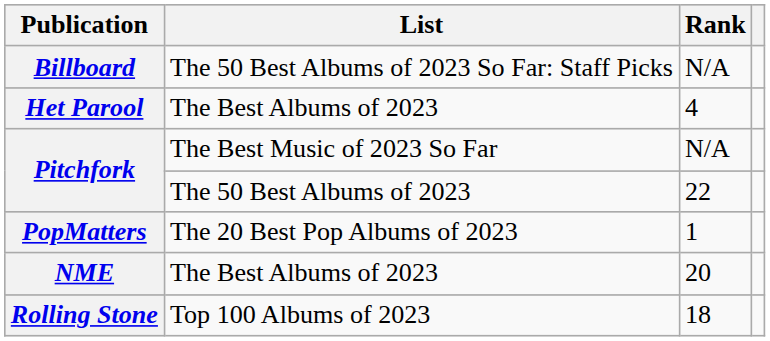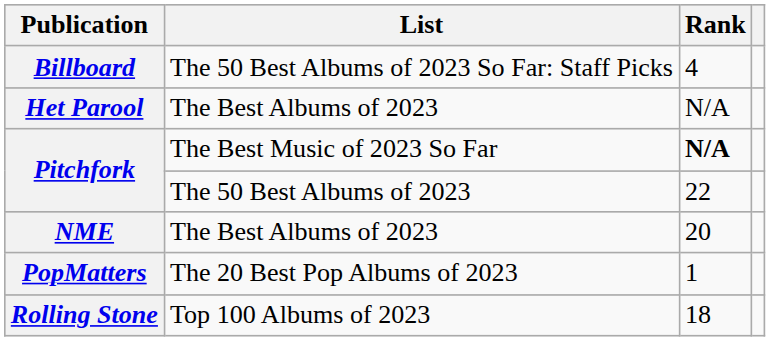(707, 66) N/A -> (692, 66) 4
(692, 107) 4 -> (707, 107) N/A
(707, 149) normal -> (707, 149) bold
rows swapped: (84, 231) <-> (84, 273)
